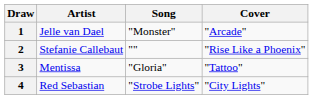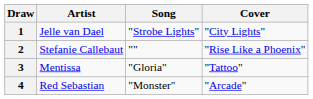(152, 31) "Monster" -> (164, 31) "Strobe Lights"
(225, 31) "Arcade" -> (235, 31) "City Lights"
(164, 85) "Strobe Lights" -> (152, 85) "Monster"
(235, 85) "City Lights" -> (225, 85) "Arcade"
